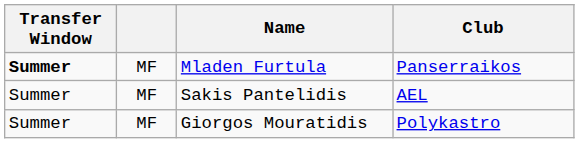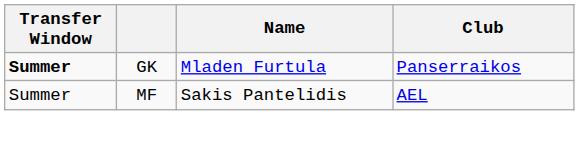(147, 67) MF -> (147, 67) GK
- row: (274, 123)
